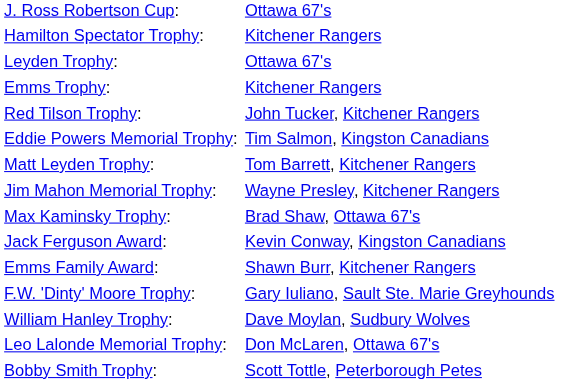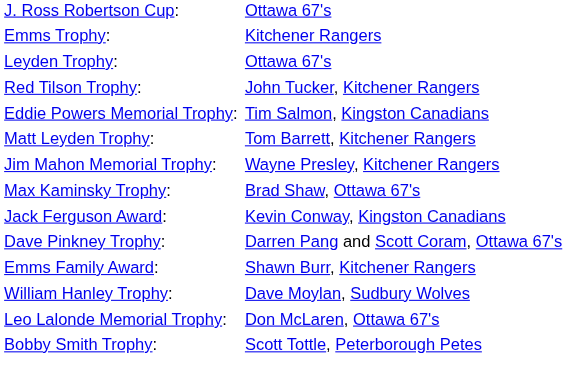- row: (104, 36)
rows swapped: (61, 61) <-> (57, 87)
+ row: (85, 242)
- row: (100, 293)
